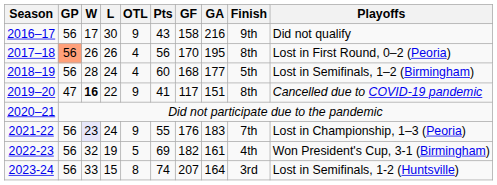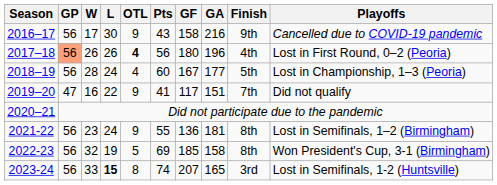(312, 33) Did not qualify -> (378, 33) Cancelled due to COVID-19 pandemic
(135, 53) normal -> (135, 53) bold
(189, 53) 170 -> (189, 53) 180
(215, 53) 195 -> (215, 53) 196
(249, 53) 8th -> (249, 53) 4th
(189, 72) 168 -> (189, 72) 167
(373, 72) Lost in Semifinals, 1–2 (Birmingham) -> (369, 72) Lost in Championship, 1–3 (Peoria)
(91, 92) bold -> (91, 92) normal
(249, 92) 8th -> (249, 92) 7th
(378, 92) Cancelled due to COVID-19 pandemic -> (312, 92) Did not qualify
(91, 131) lavender background -> (91, 131) no background
(189, 131) 176 -> (189, 131) 136
(215, 131) 183 -> (215, 131) 181
(249, 131) 7th -> (249, 131) 8th
(369, 131) Lost in Championship, 1–3 (Peoria) -> (373, 131) Lost in Semifinals, 1–2 (Birmingham)
(189, 151) 182 -> (189, 151) 185
(215, 151) 161 -> (215, 151) 158
(249, 151) 4th -> (249, 151) 8th
(111, 170) normal -> (111, 170) bold
(215, 170) 164 -> (215, 170) 165
